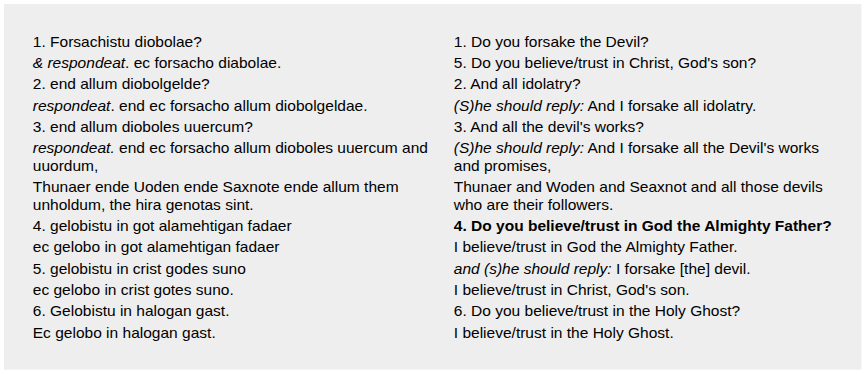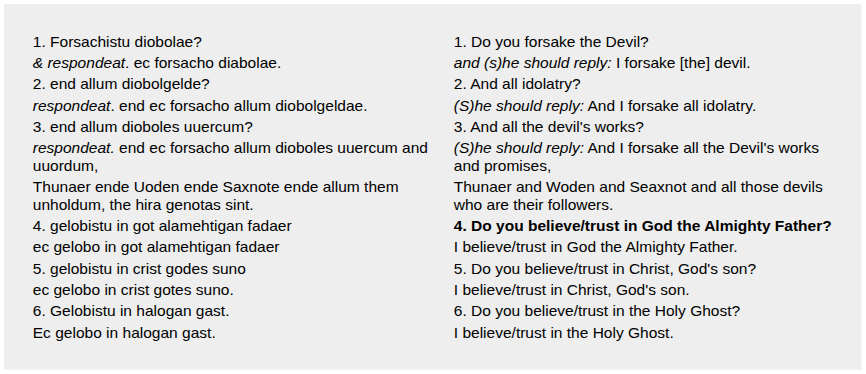(605, 62) 5. Do you believe/trust in Christ, God's son? -> (602, 62) and (s)he should reply: I forsake [the] devil.
(602, 268) and (s)he should reply: I forsake [the] devil. -> (605, 268) 5. Do you believe/trust in Christ, God's son?
